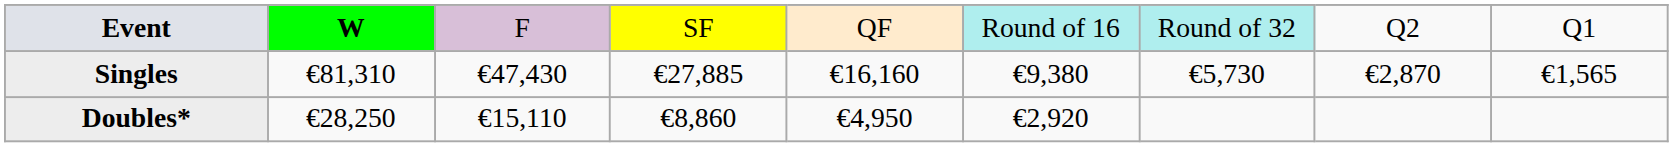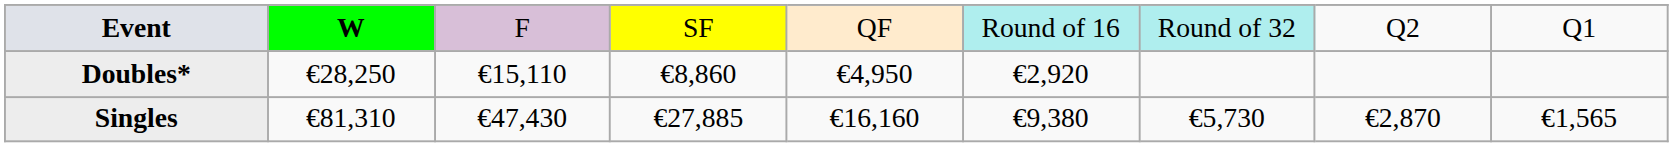rows swapped: (136, 73) <-> (136, 118)
